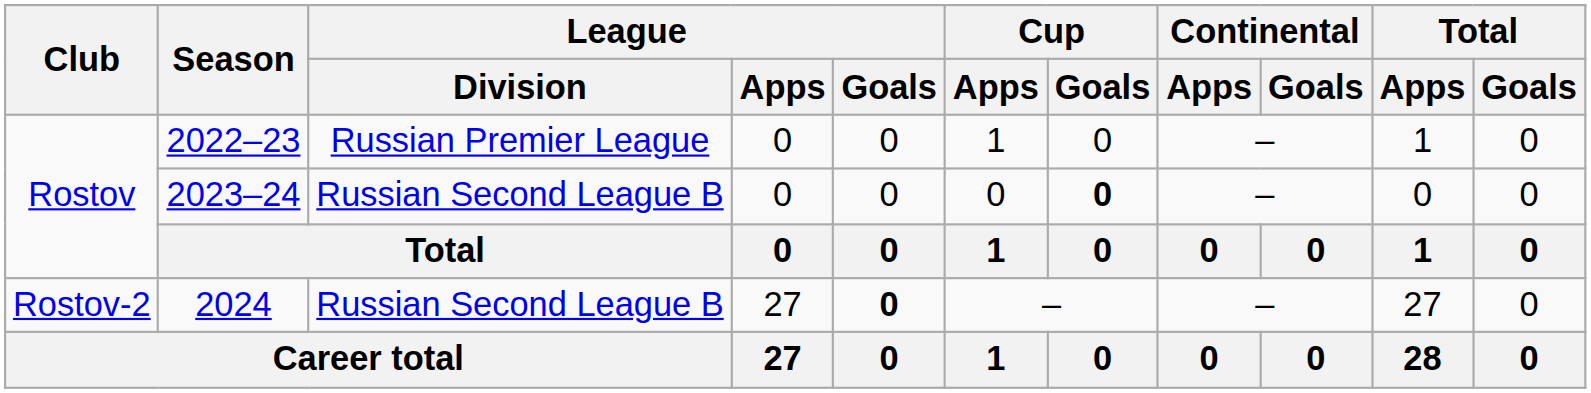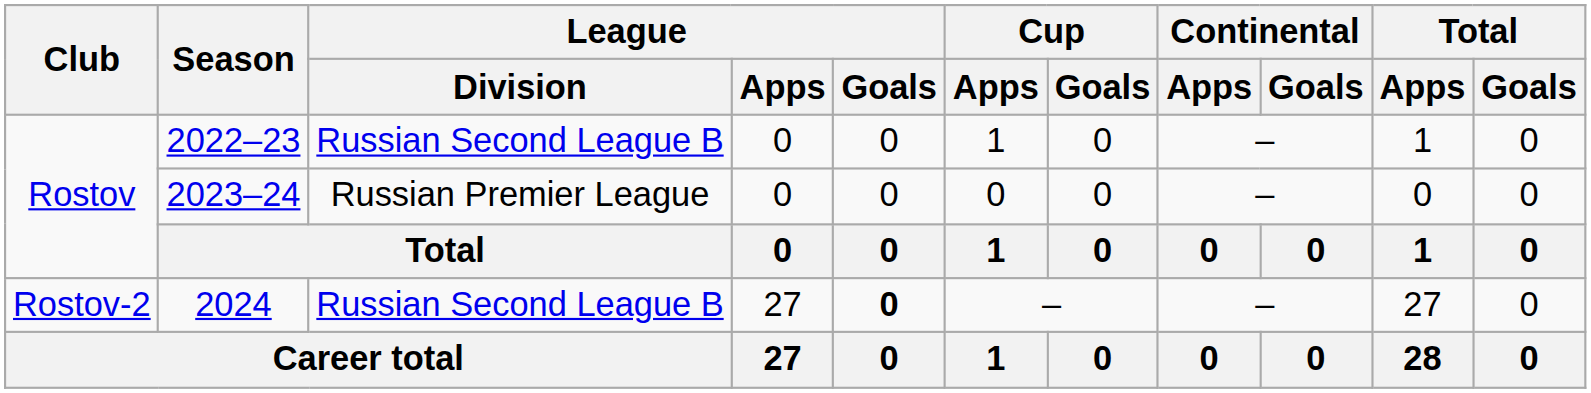(520, 140) Russian Premier League -> (520, 140) Russian Second League B
(520, 195) Russian Second League B -> (520, 195) Russian Premier League
(1103, 195) bold -> (1103, 195) normal
